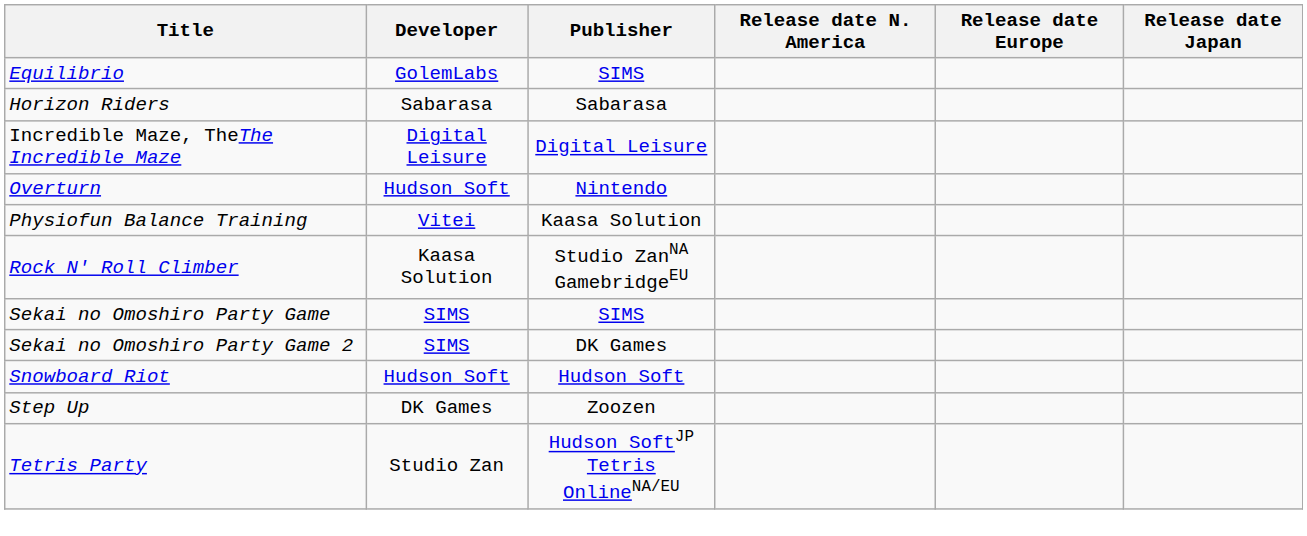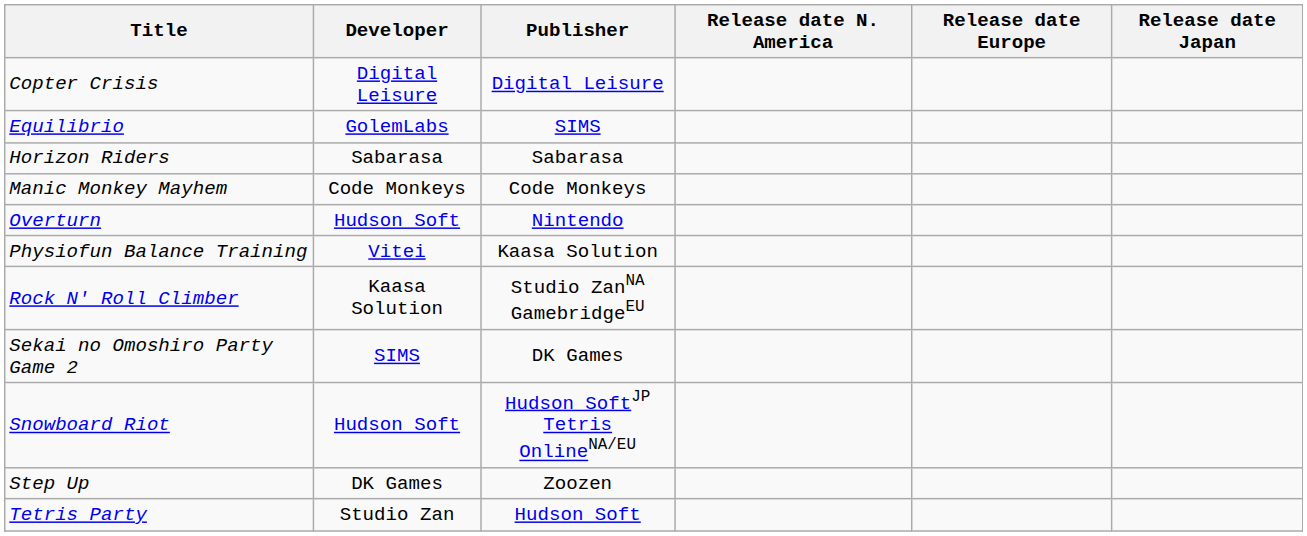+ row: (84, 85)
- row: (141, 147)
+ row: (118, 189)
- row: (170, 314)
(621, 377) Hudson Soft -> (578, 426) Hudson SoftJP Tetris OnlineNA/EU
(621, 466) Hudson SoftJP Tetris OnlineNA/EU -> (578, 515) Hudson Soft
